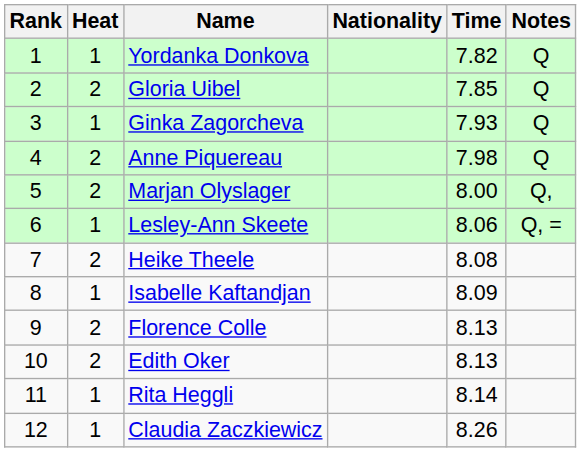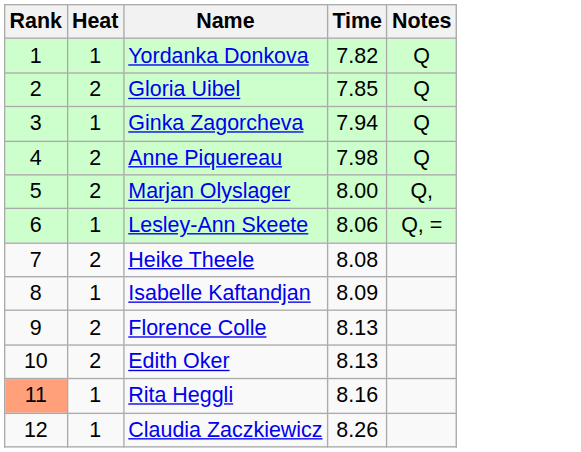- column: (387, 21)
(477, 123) 7.93 -> (357, 123) 7.94
(36, 395) no background -> (36, 395) lightsalmon background
(477, 395) 8.14 -> (357, 395) 8.16
